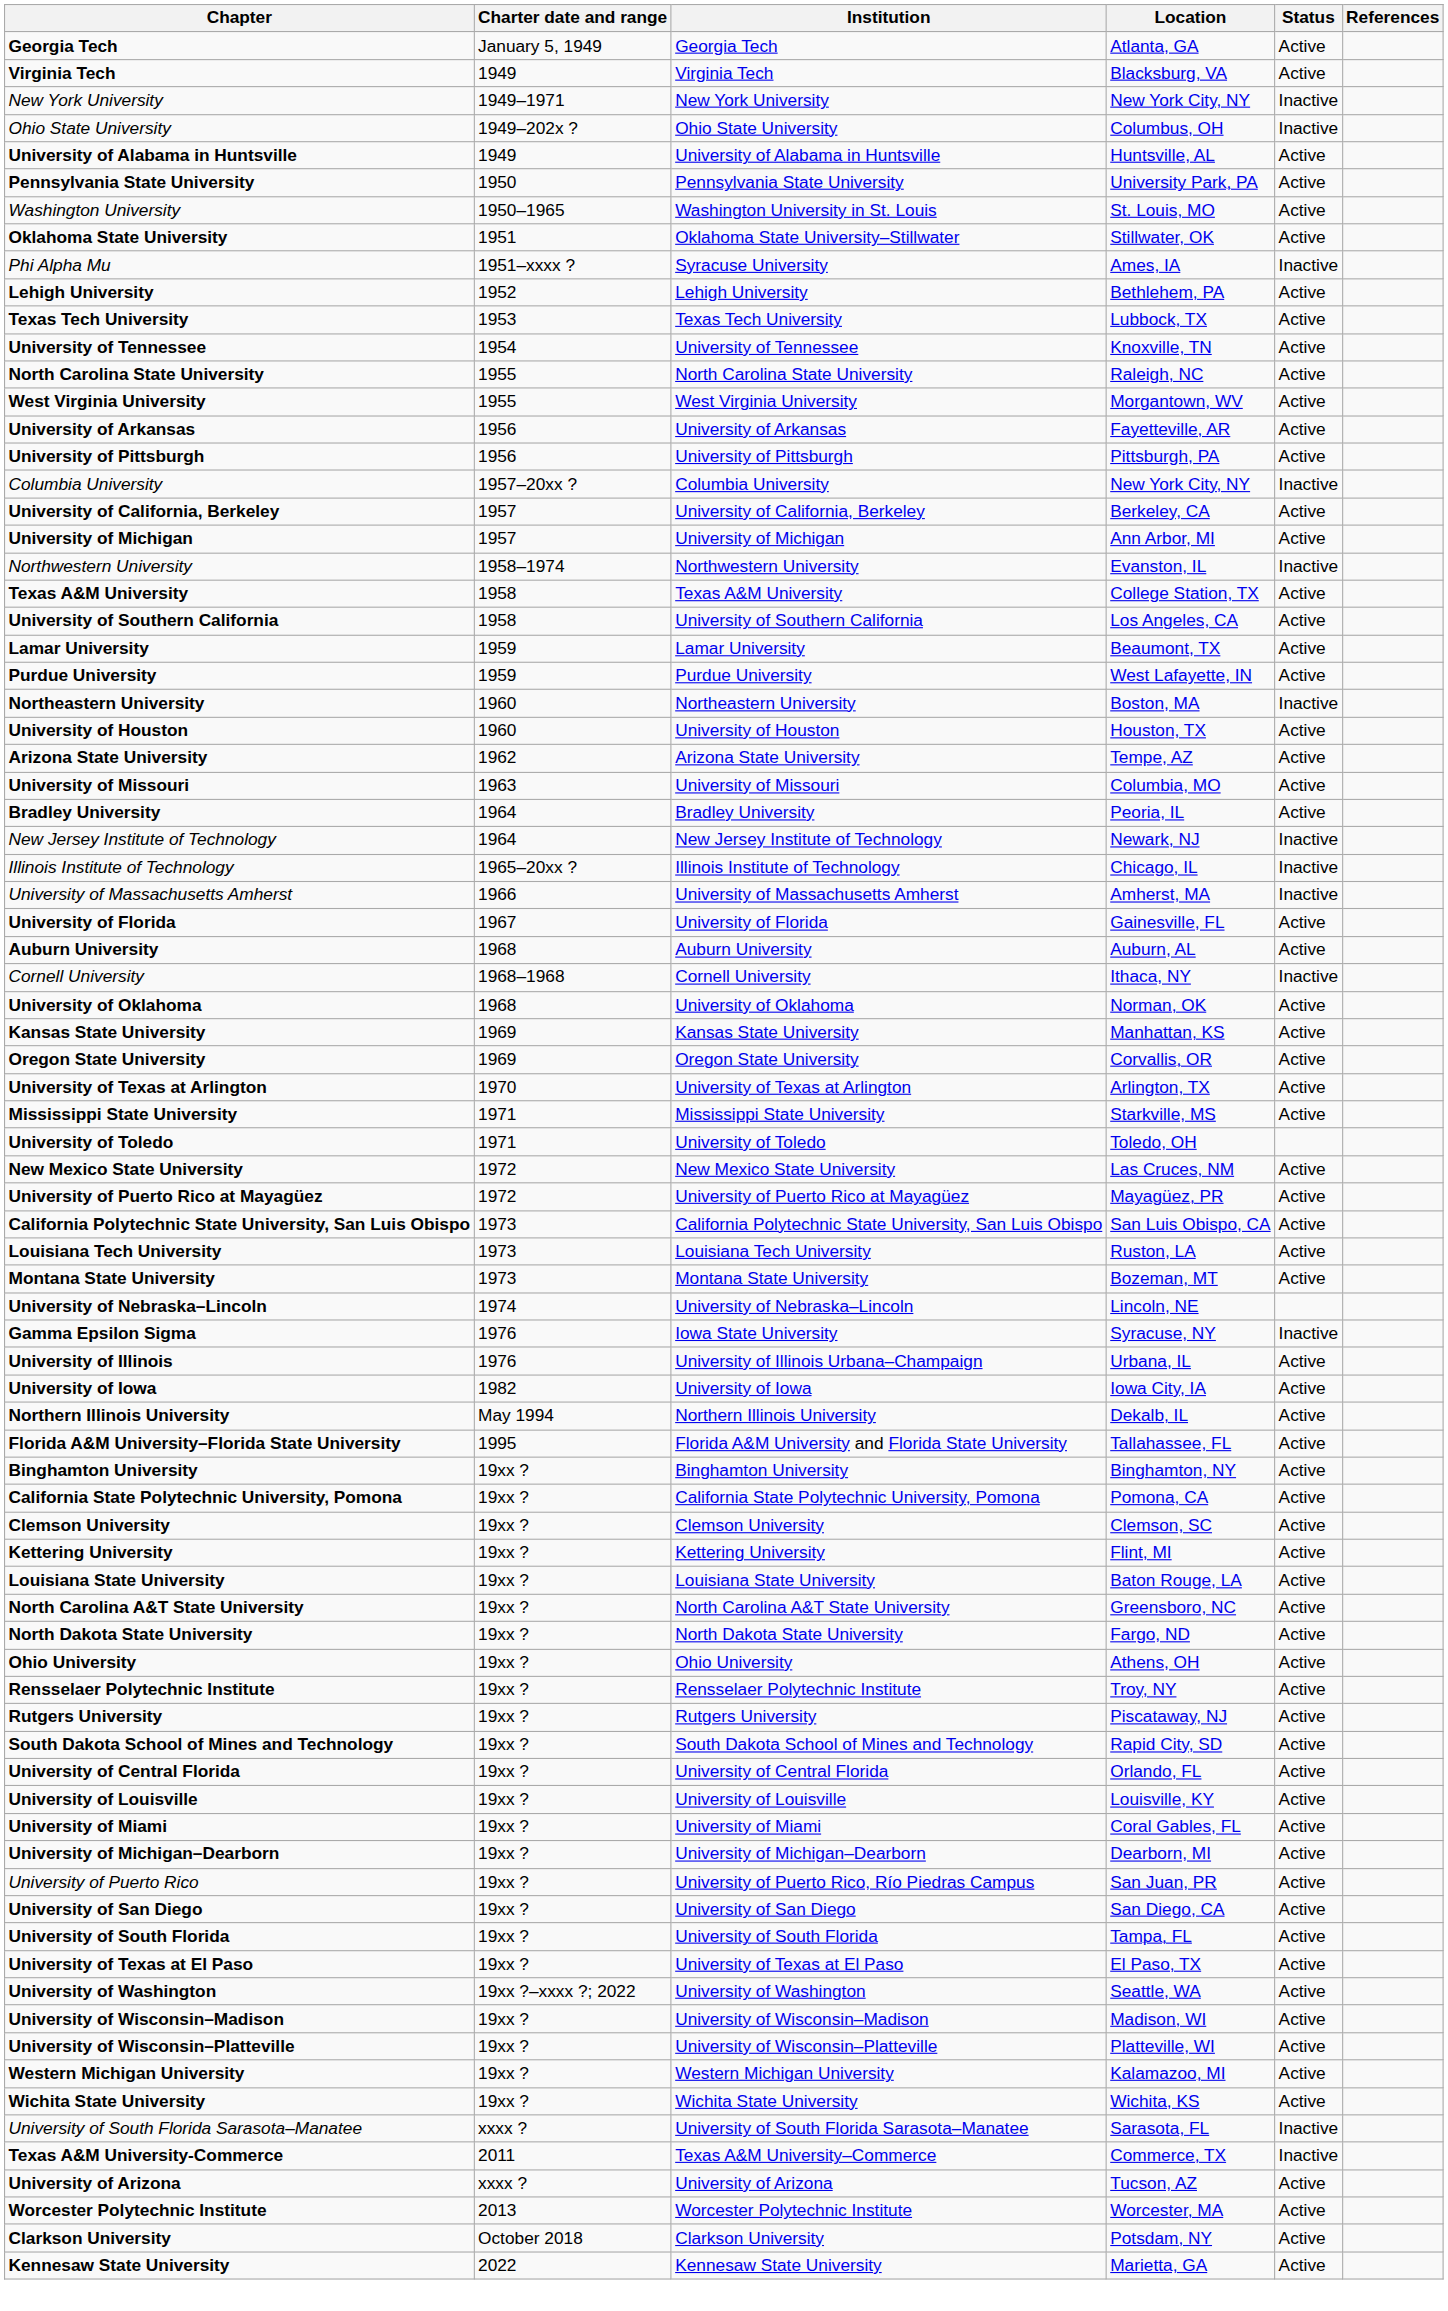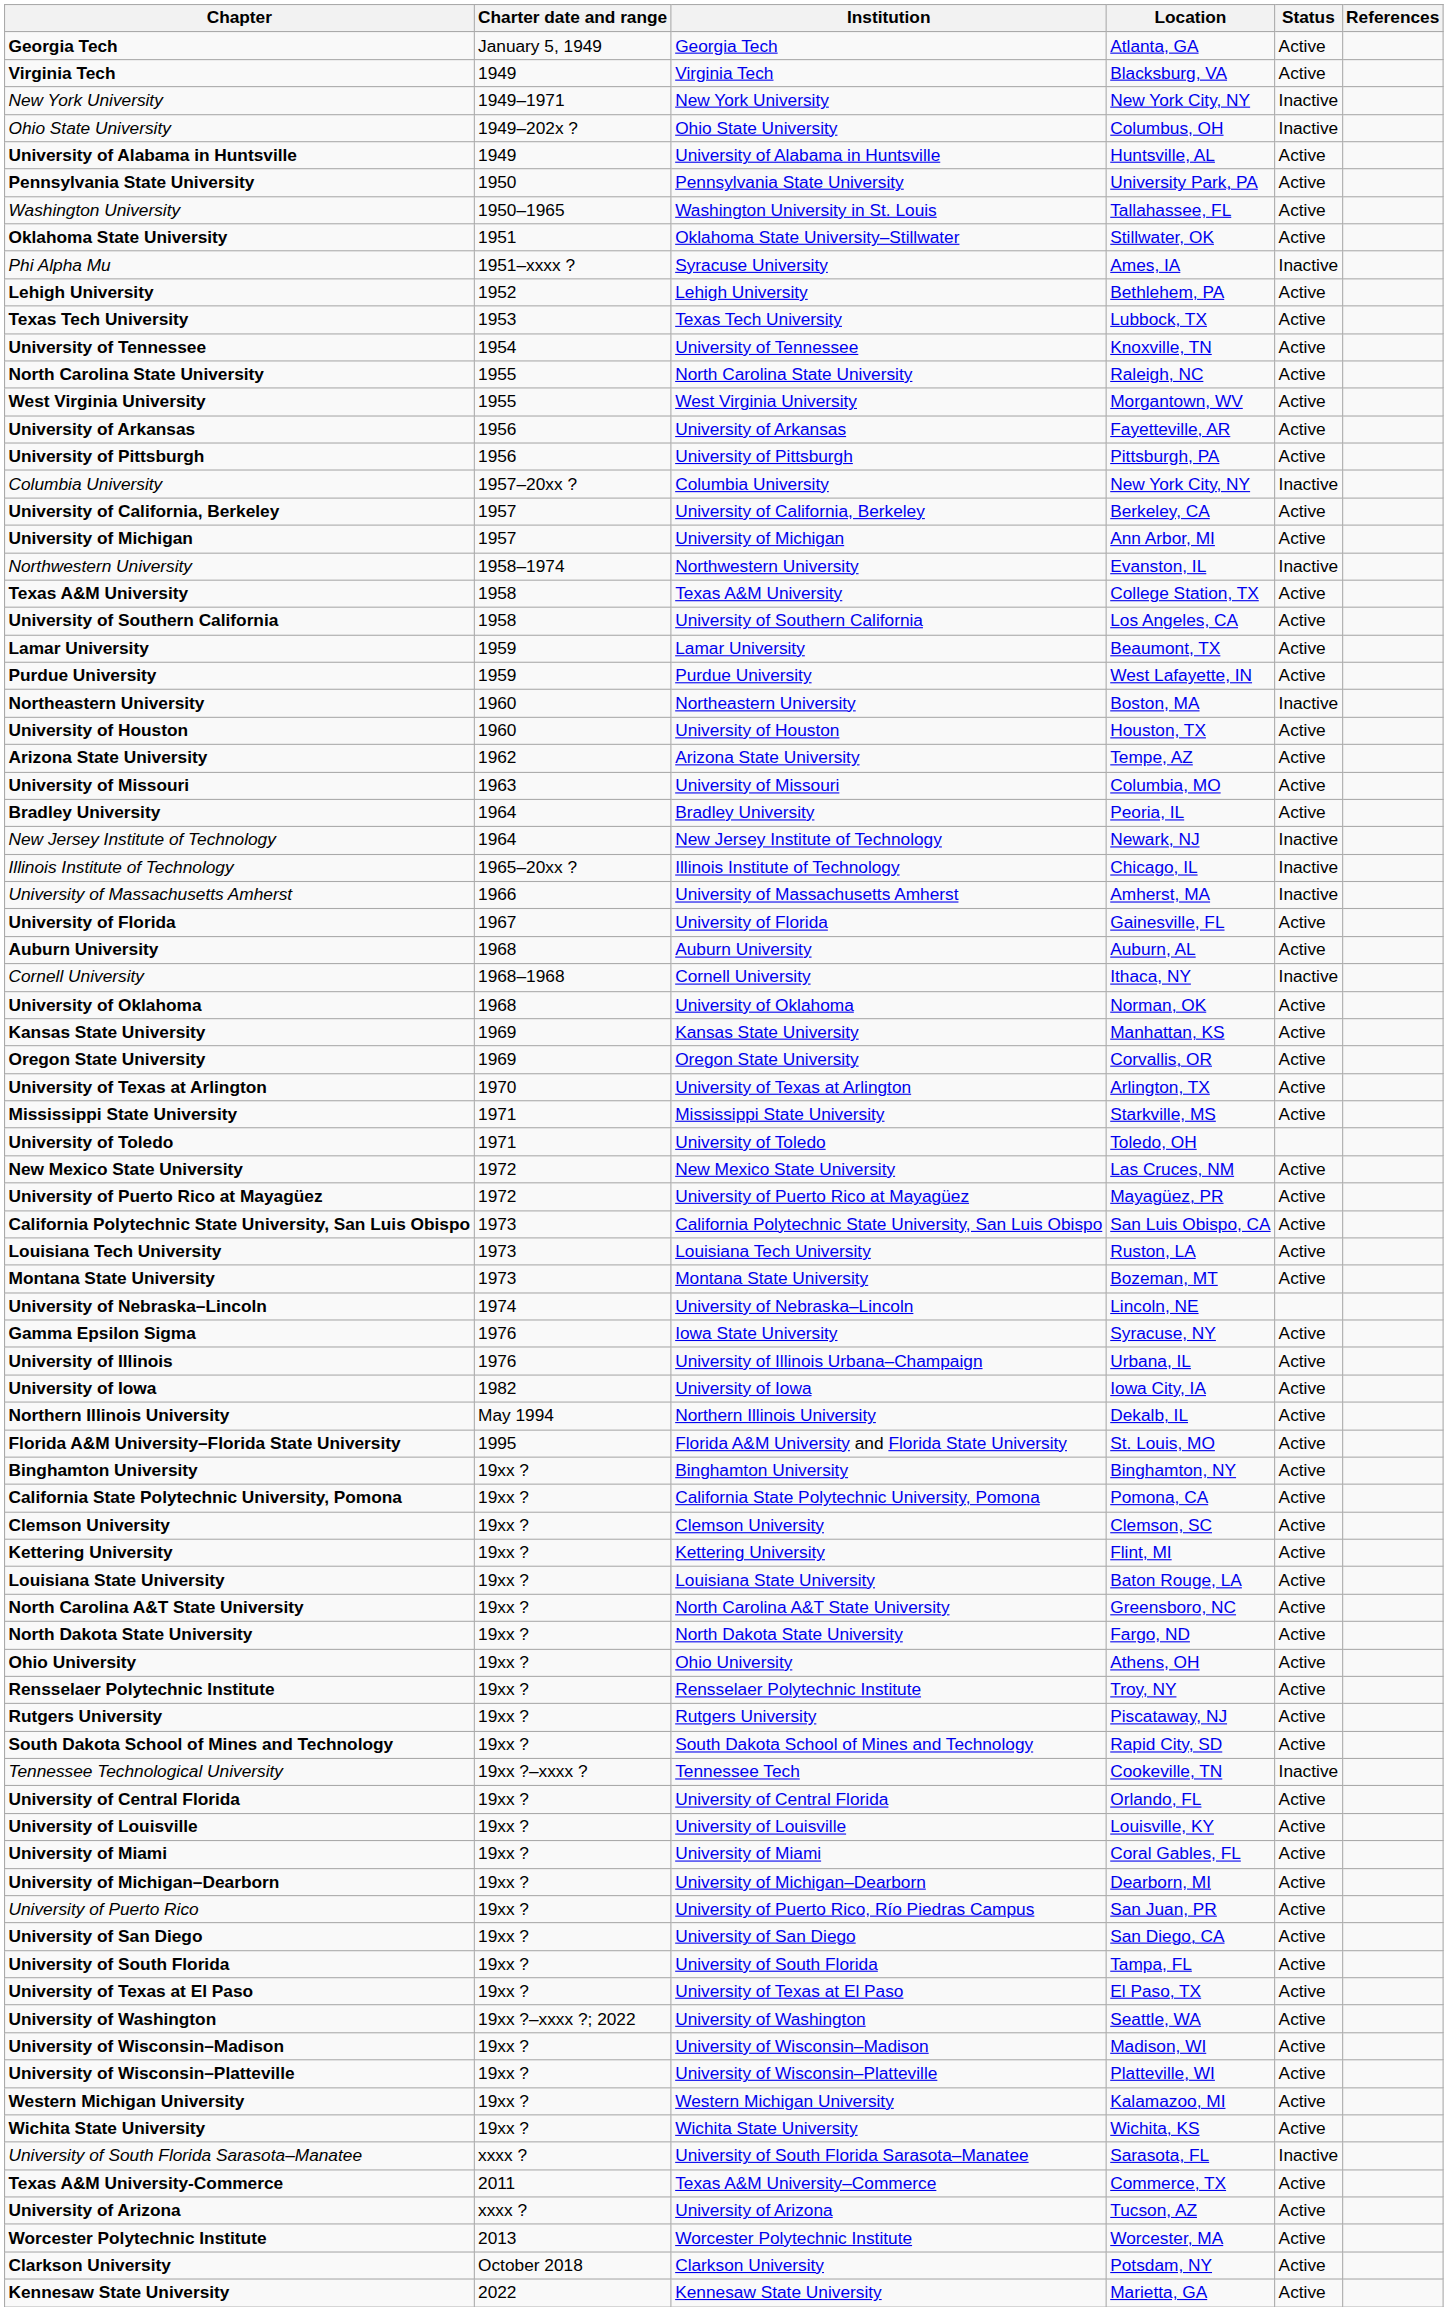(1163, 210) St. Louis, MO -> (1171, 210) Tallahassee, FL
(1308, 1333) Inactive -> (1302, 1333) Active
(1171, 1443) Tallahassee, FL -> (1163, 1443) St. Louis, MO
+ row: (146, 1772)
(1308, 2155) Inactive -> (1302, 2183) Active
